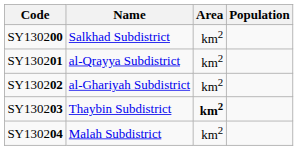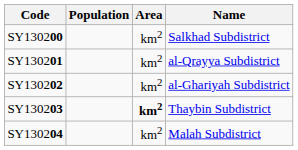columns swapped: (129, 14) <-> (259, 14)
